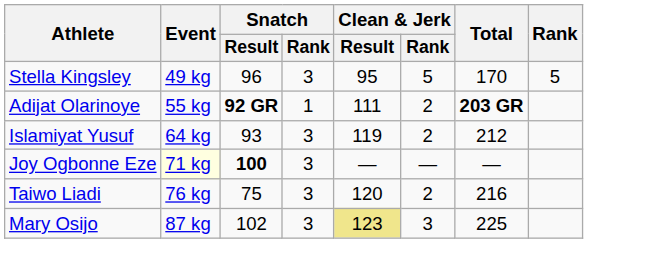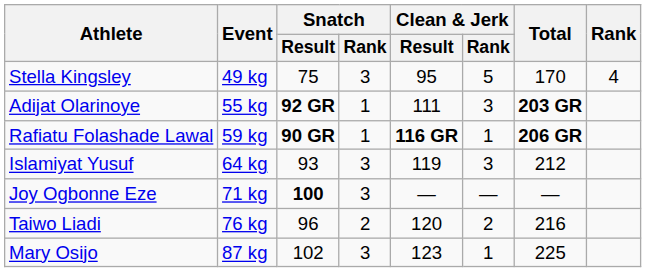(251, 77) 96 -> (308, 77) 75
(555, 77) 5 -> (614, 77) 4
(428, 106) 2 -> (488, 106) 3
+ row: (111, 135)
(428, 135) 2 -> (488, 165) 3
(188, 165) lightyellow background -> (245, 194) no background
(251, 194) 75 -> (308, 223) 96
(308, 194) 3 -> (365, 223) 2
(367, 223) khaki background -> (427, 253) no background
(428, 223) 3 -> (488, 253) 1
